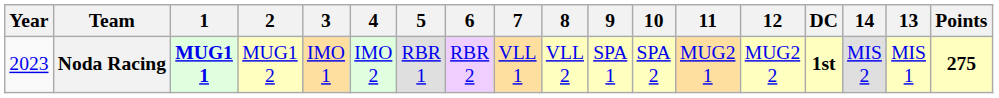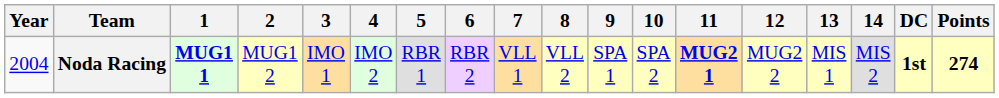columns swapped: (909, 20) <-> (824, 20)
(29, 64) 2023 -> (29, 64) 2004
(708, 64) normal -> (709, 64) bold
(961, 64) 275 -> (964, 64) 274
